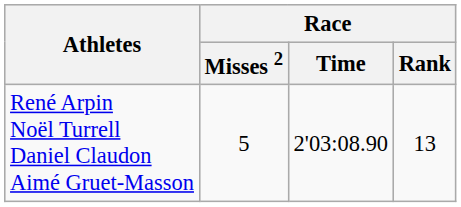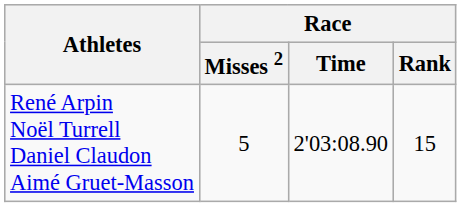(425, 143) 13 -> (425, 143) 15
